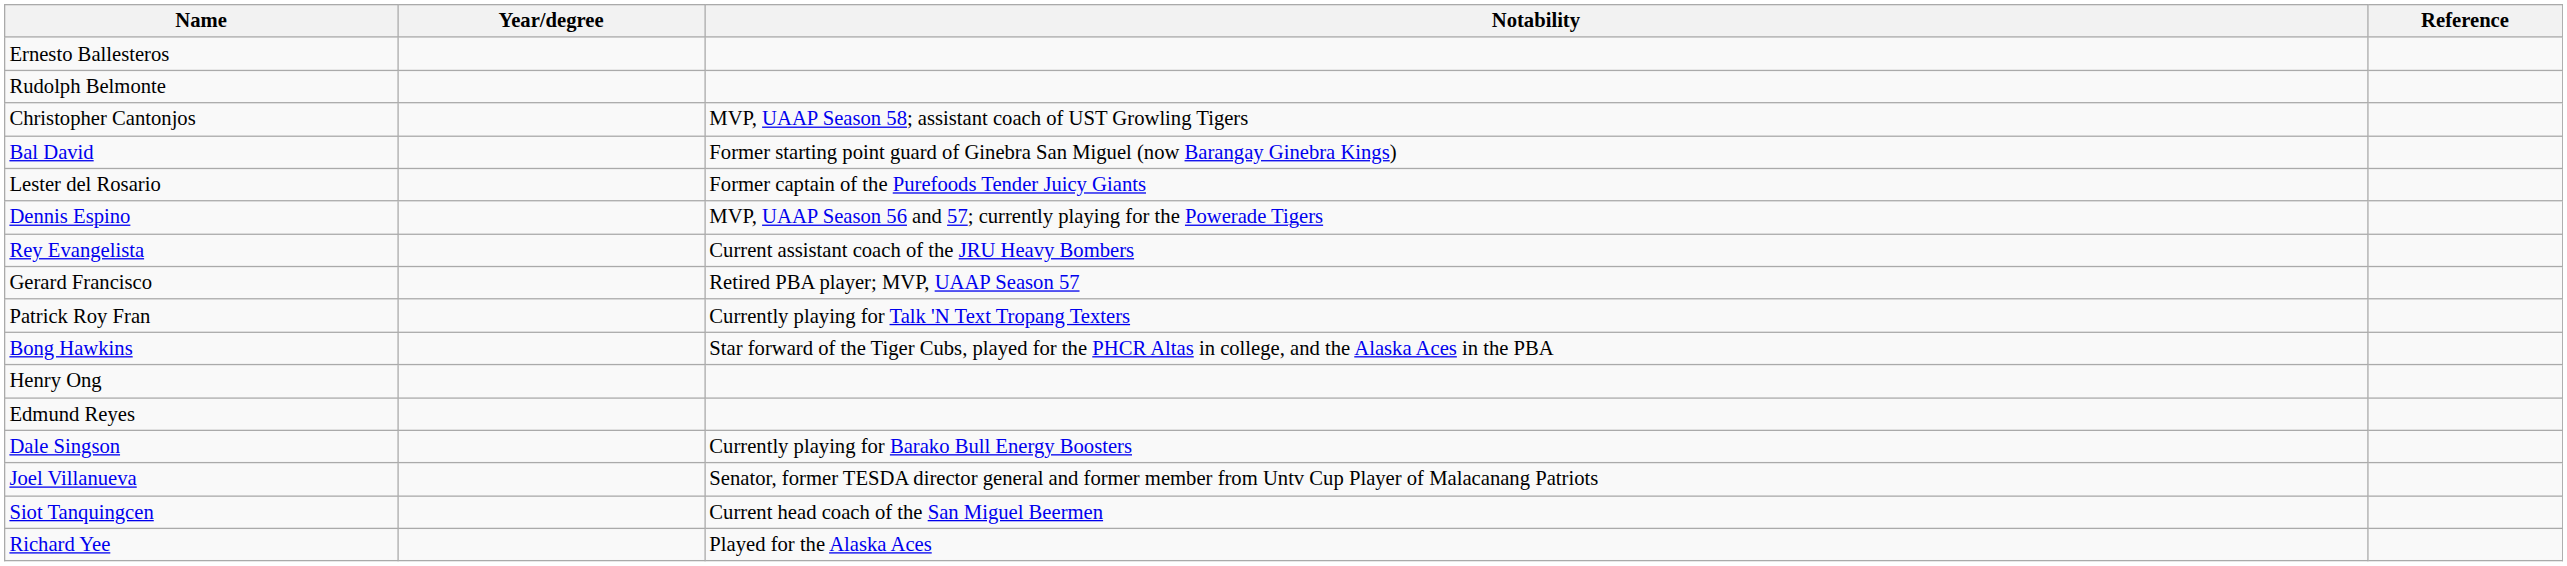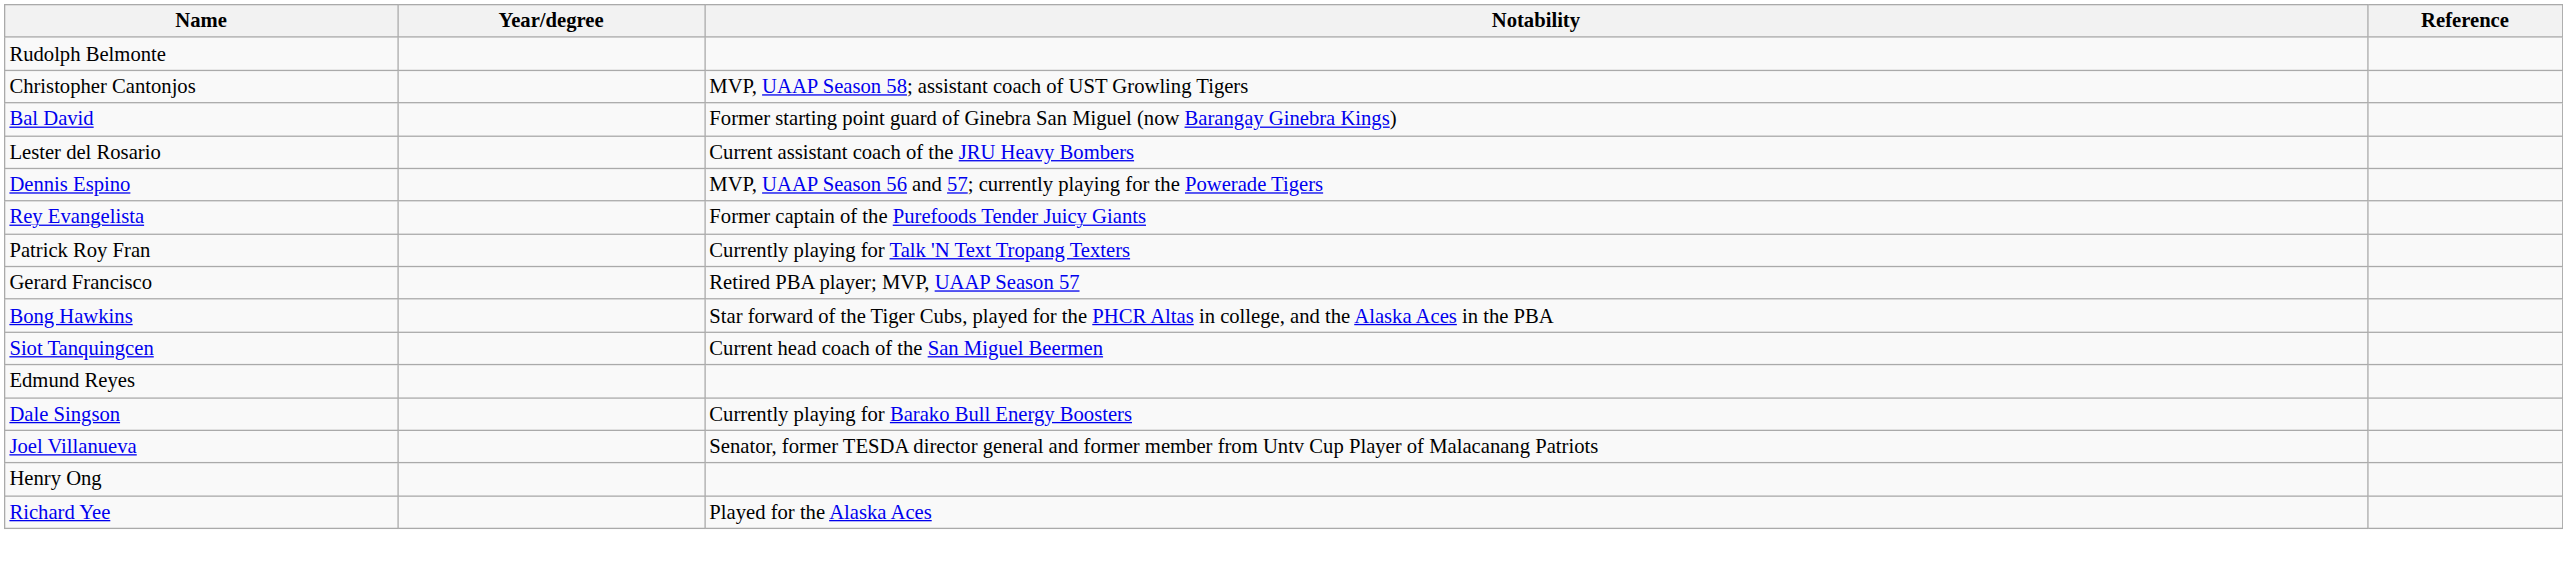- row: (89, 53)
(928, 184) Former captain of the Purefoods Tender Juicy Giants -> (922, 151) Current assistant coach of the JRU Heavy Bombers
(922, 250) Current assistant coach of the JRU Heavy Bombers -> (928, 217) Former captain of the Purefoods Tender Juicy Giants
rows swapped: (80, 315) <-> (81, 282)
rows swapped: (56, 380) <-> (82, 511)
